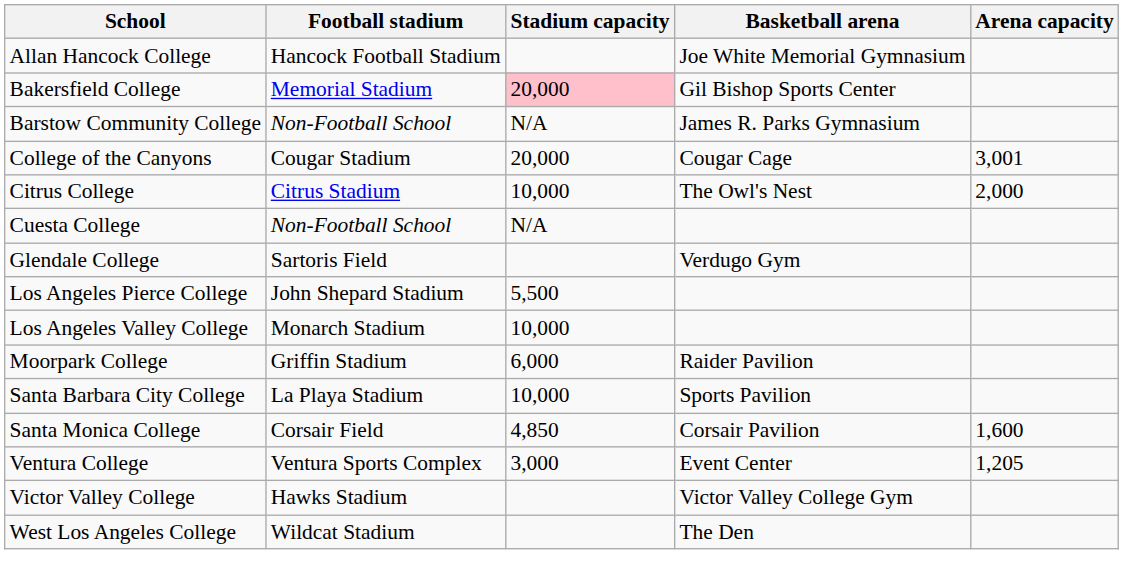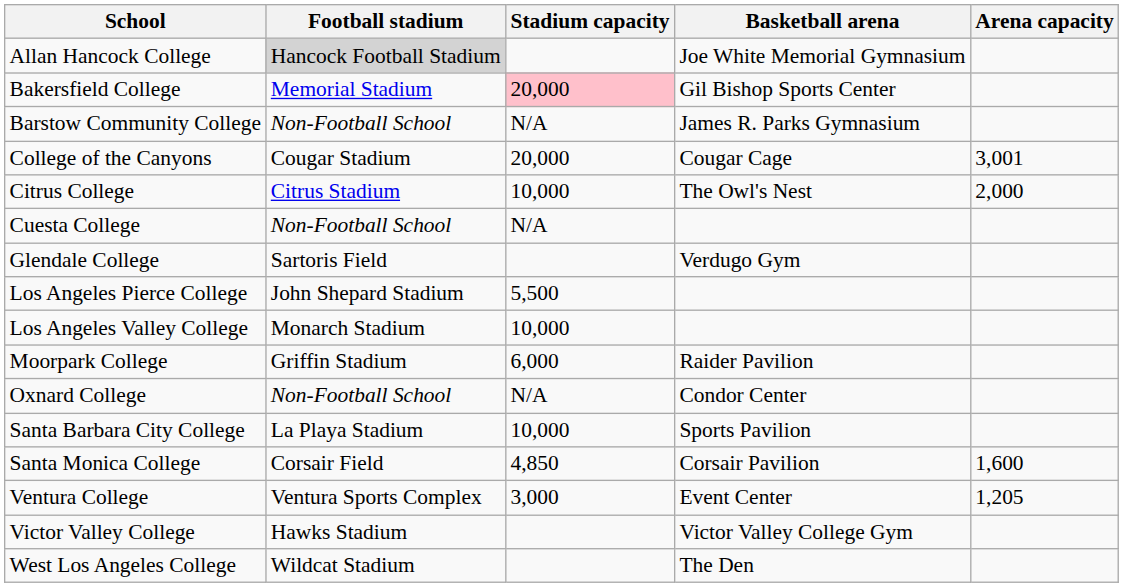(386, 55) no background -> (386, 55) lightgrey background
+ row: (78, 395)
